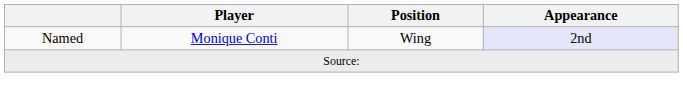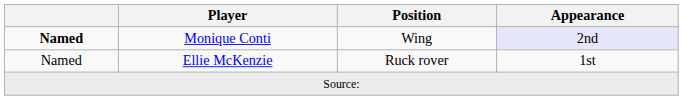(63, 38) normal -> (61, 38) bold
+ row: (228, 60)
